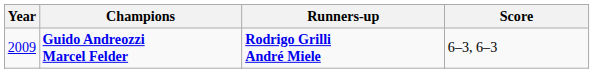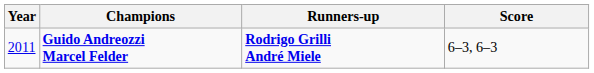(22, 48) 2009 -> (22, 48) 2011
